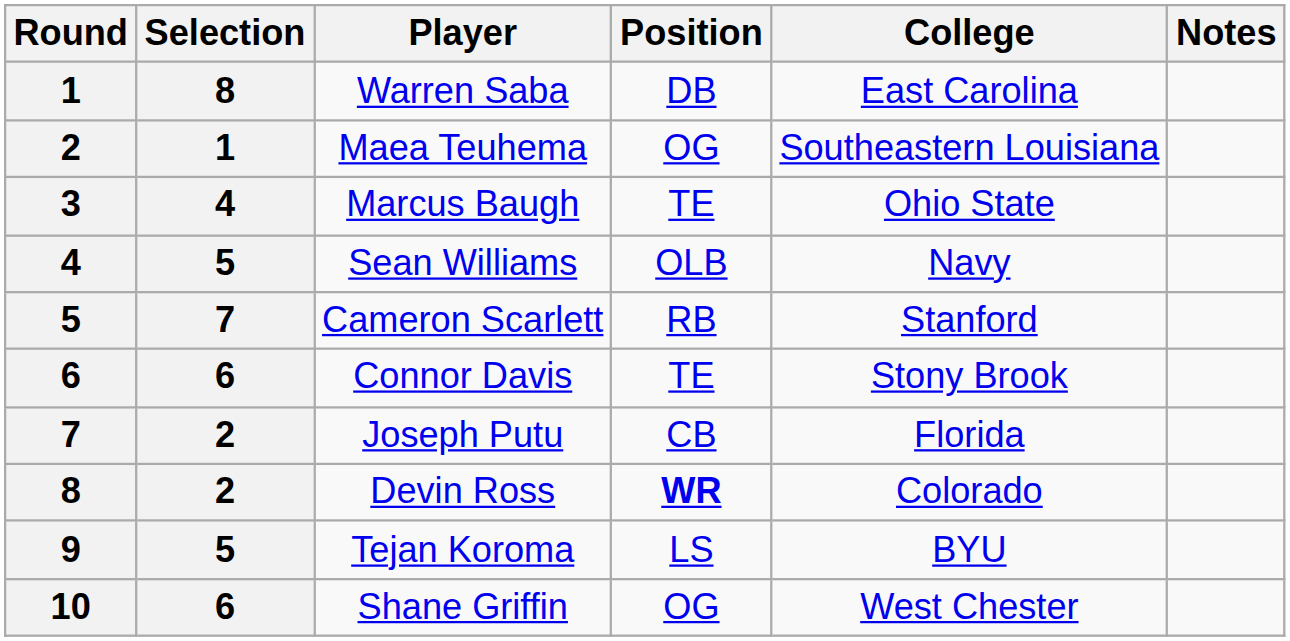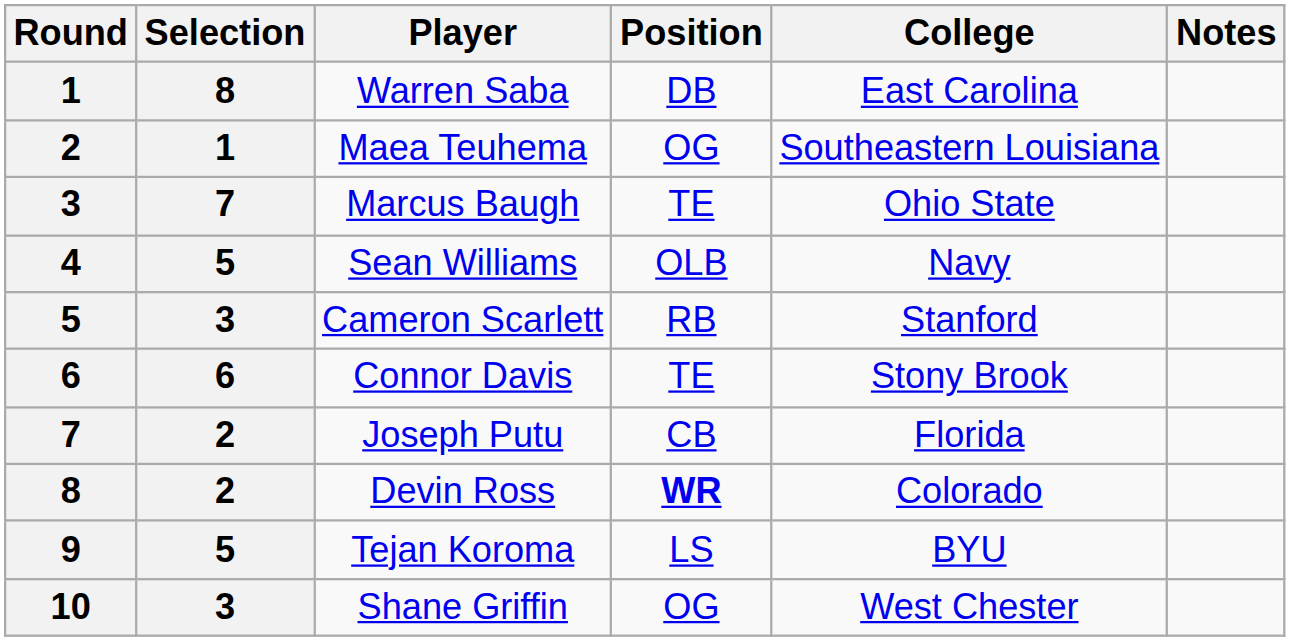(225, 205) 4 -> (225, 205) 7
(225, 319) 7 -> (225, 319) 3
(225, 606) 6 -> (225, 606) 3
